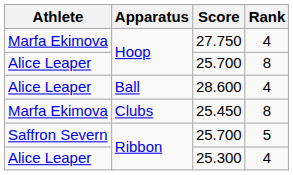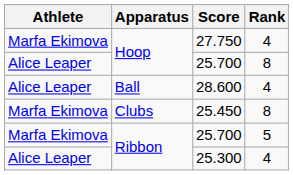(58, 135) Saffron Severn -> (58, 135) Marfa Ekimova
